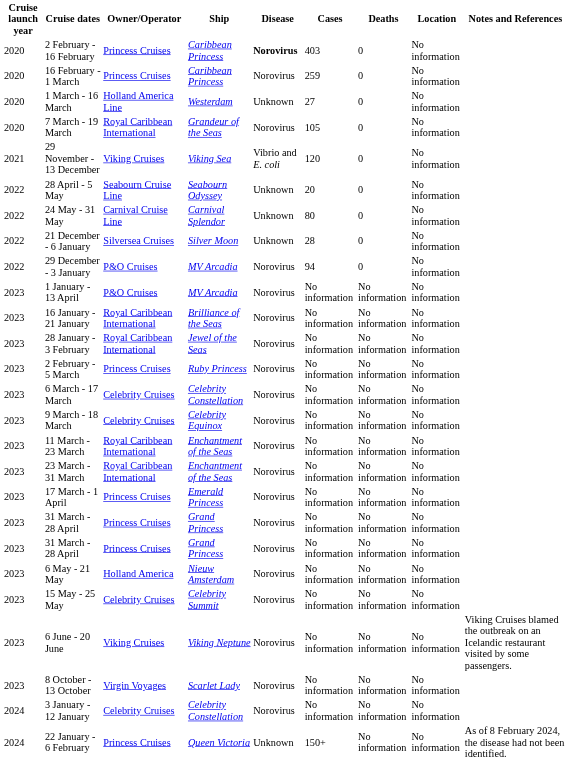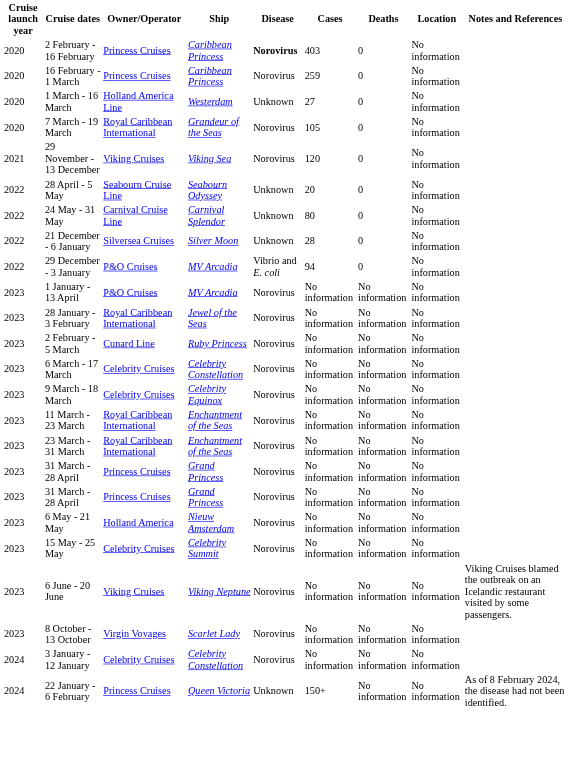(275, 158) Vibrio and E. coli -> (274, 158) Norovirus
(274, 267) Norovirus -> (275, 267) Vibrio and E. coli
- row: (70, 318)
(137, 369) Princess Cruises -> (129, 343) Cunard Line
- row: (71, 497)
